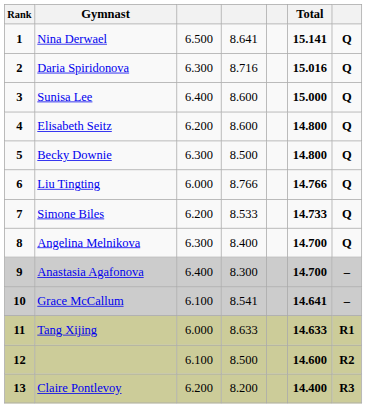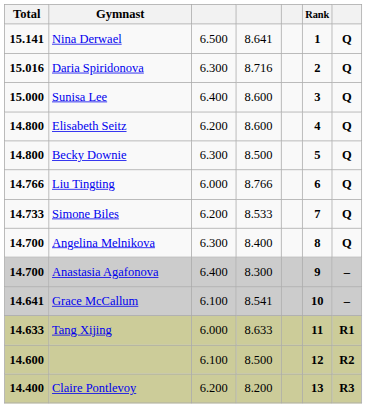columns swapped: (19, 15) <-> (310, 14)
